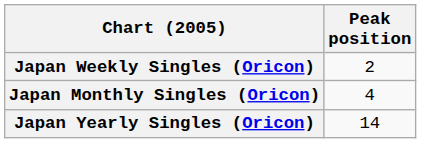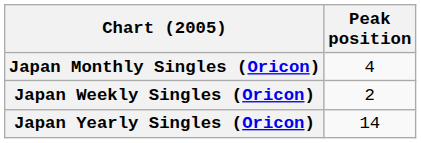rows swapped: (164, 67) <-> (164, 95)
